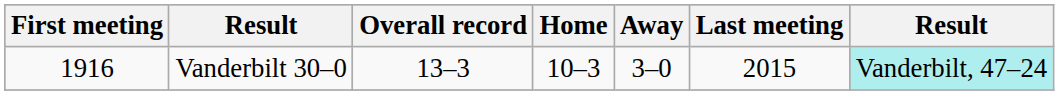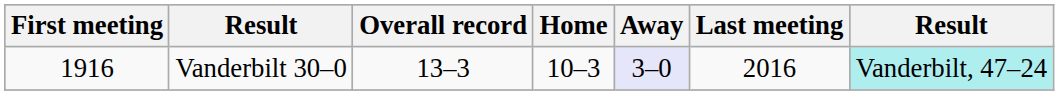(652, 68) no background -> (652, 68) lavender background
(769, 68) 2015 -> (769, 68) 2016
